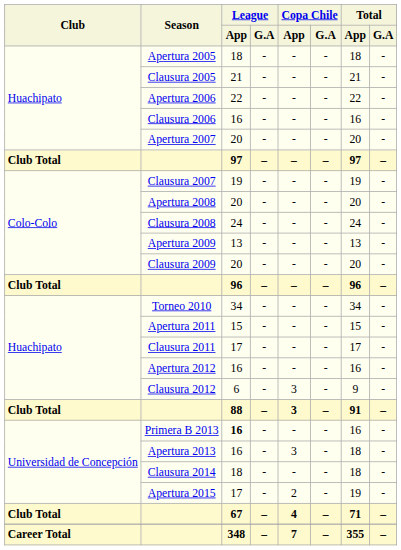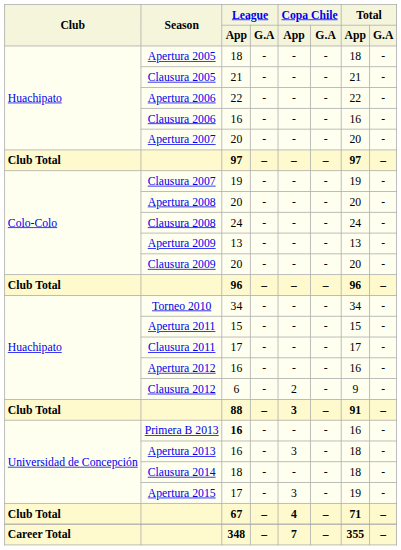(294, 389) 3 -> (294, 389) 2
(294, 493) 2 -> (294, 493) 3
